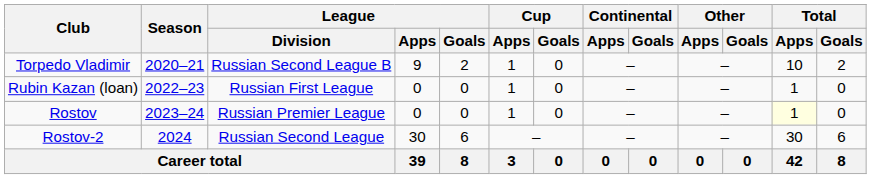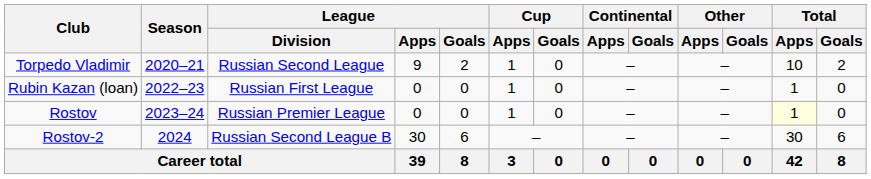(301, 64) Russian Second League B -> (301, 64) Russian Second League
(301, 137) Russian Second League -> (301, 137) Russian Second League B
